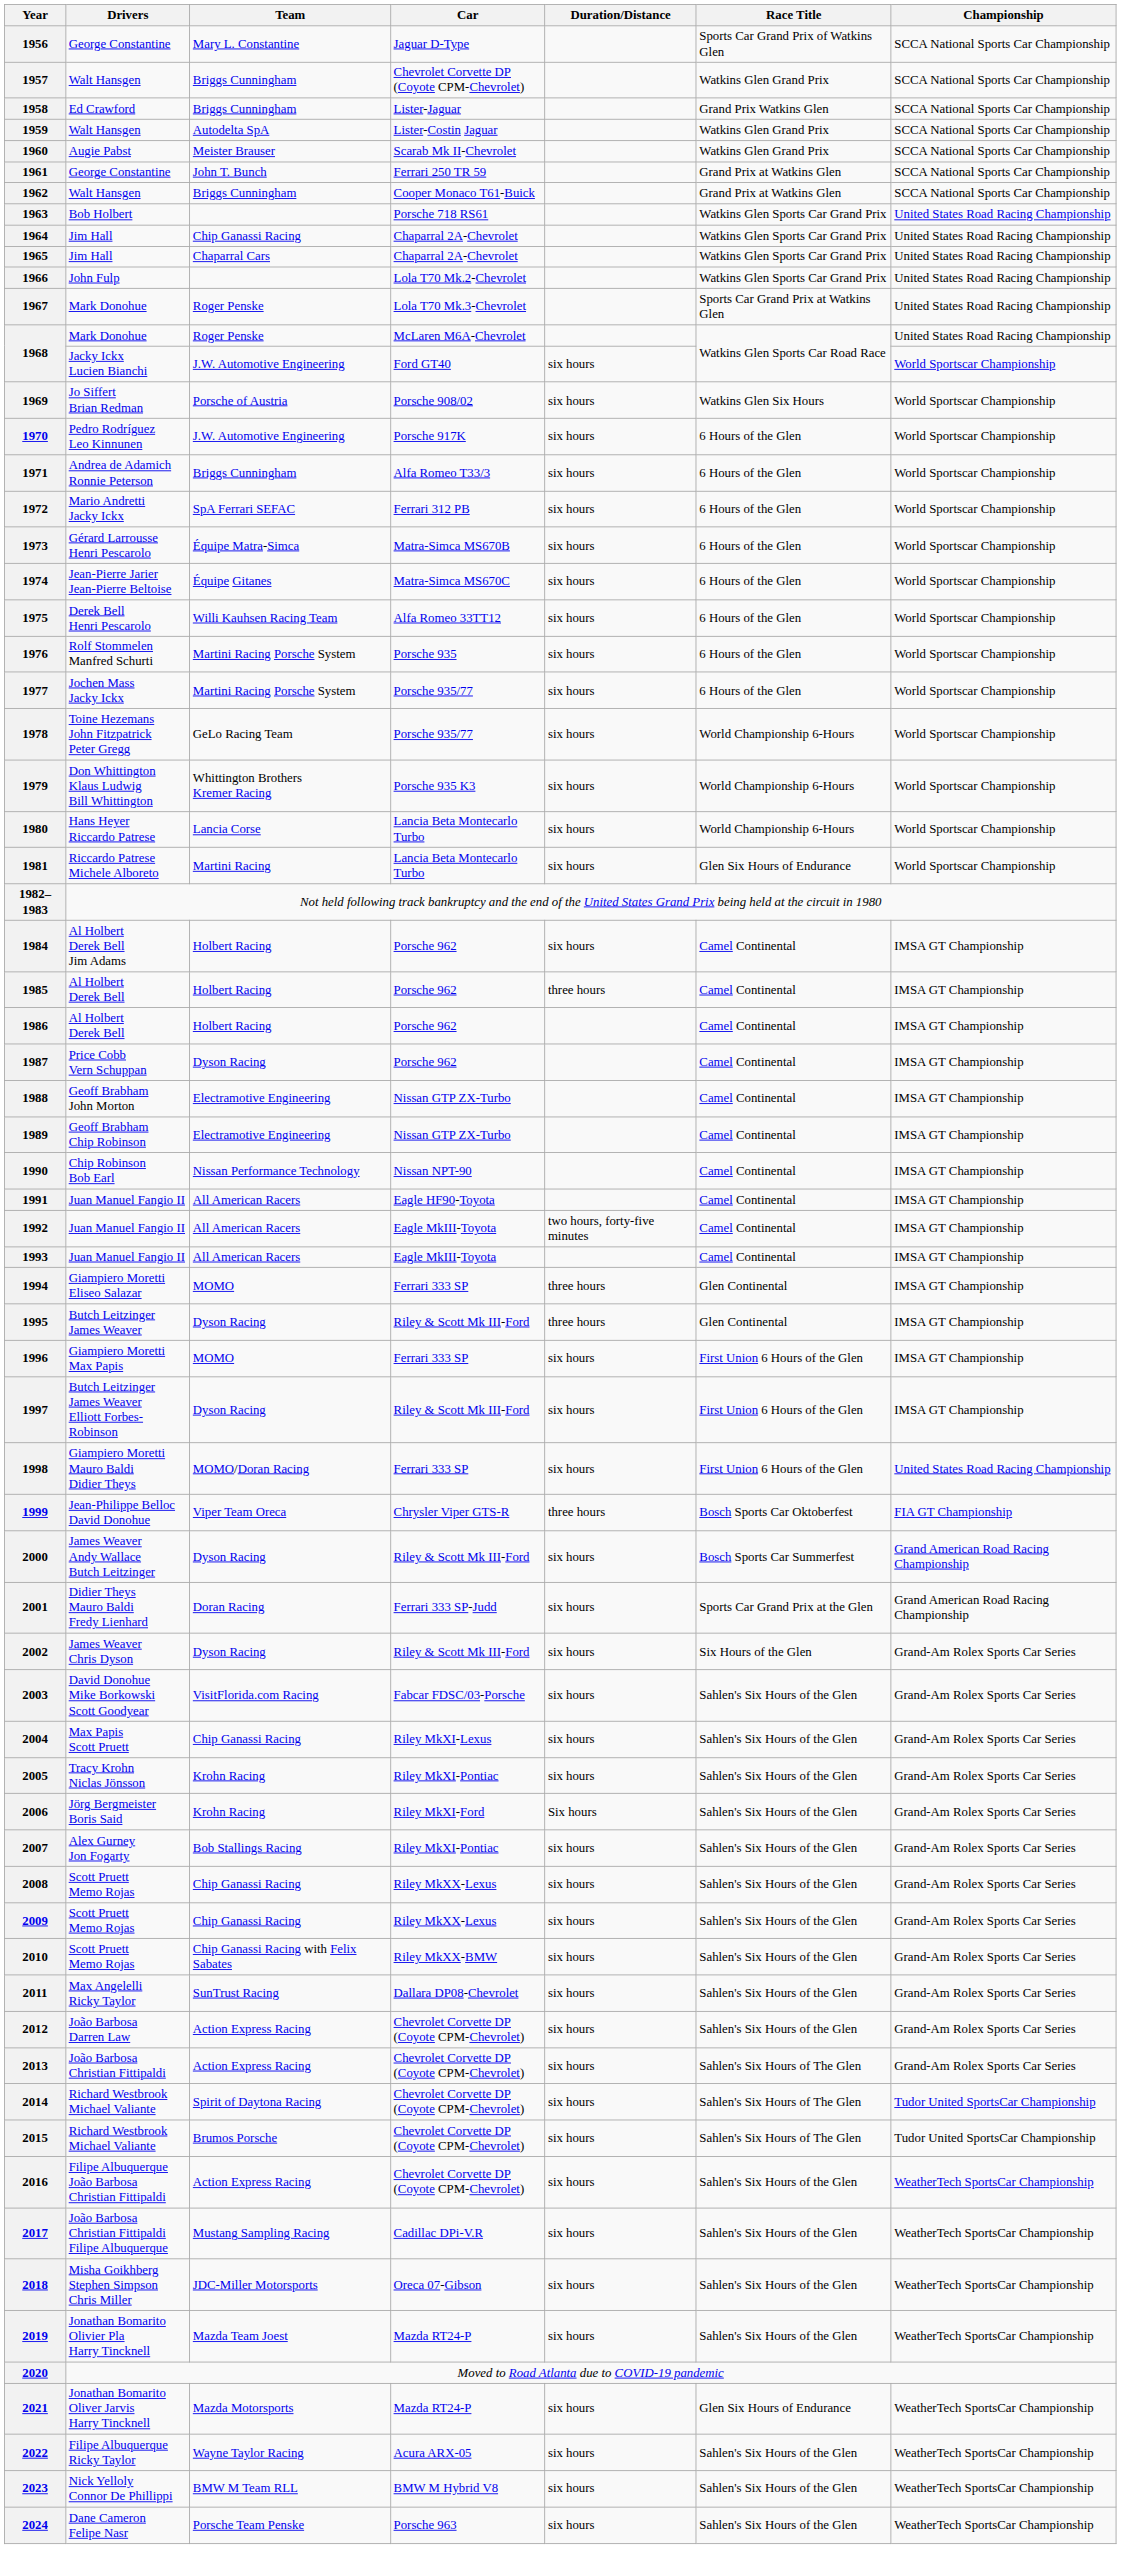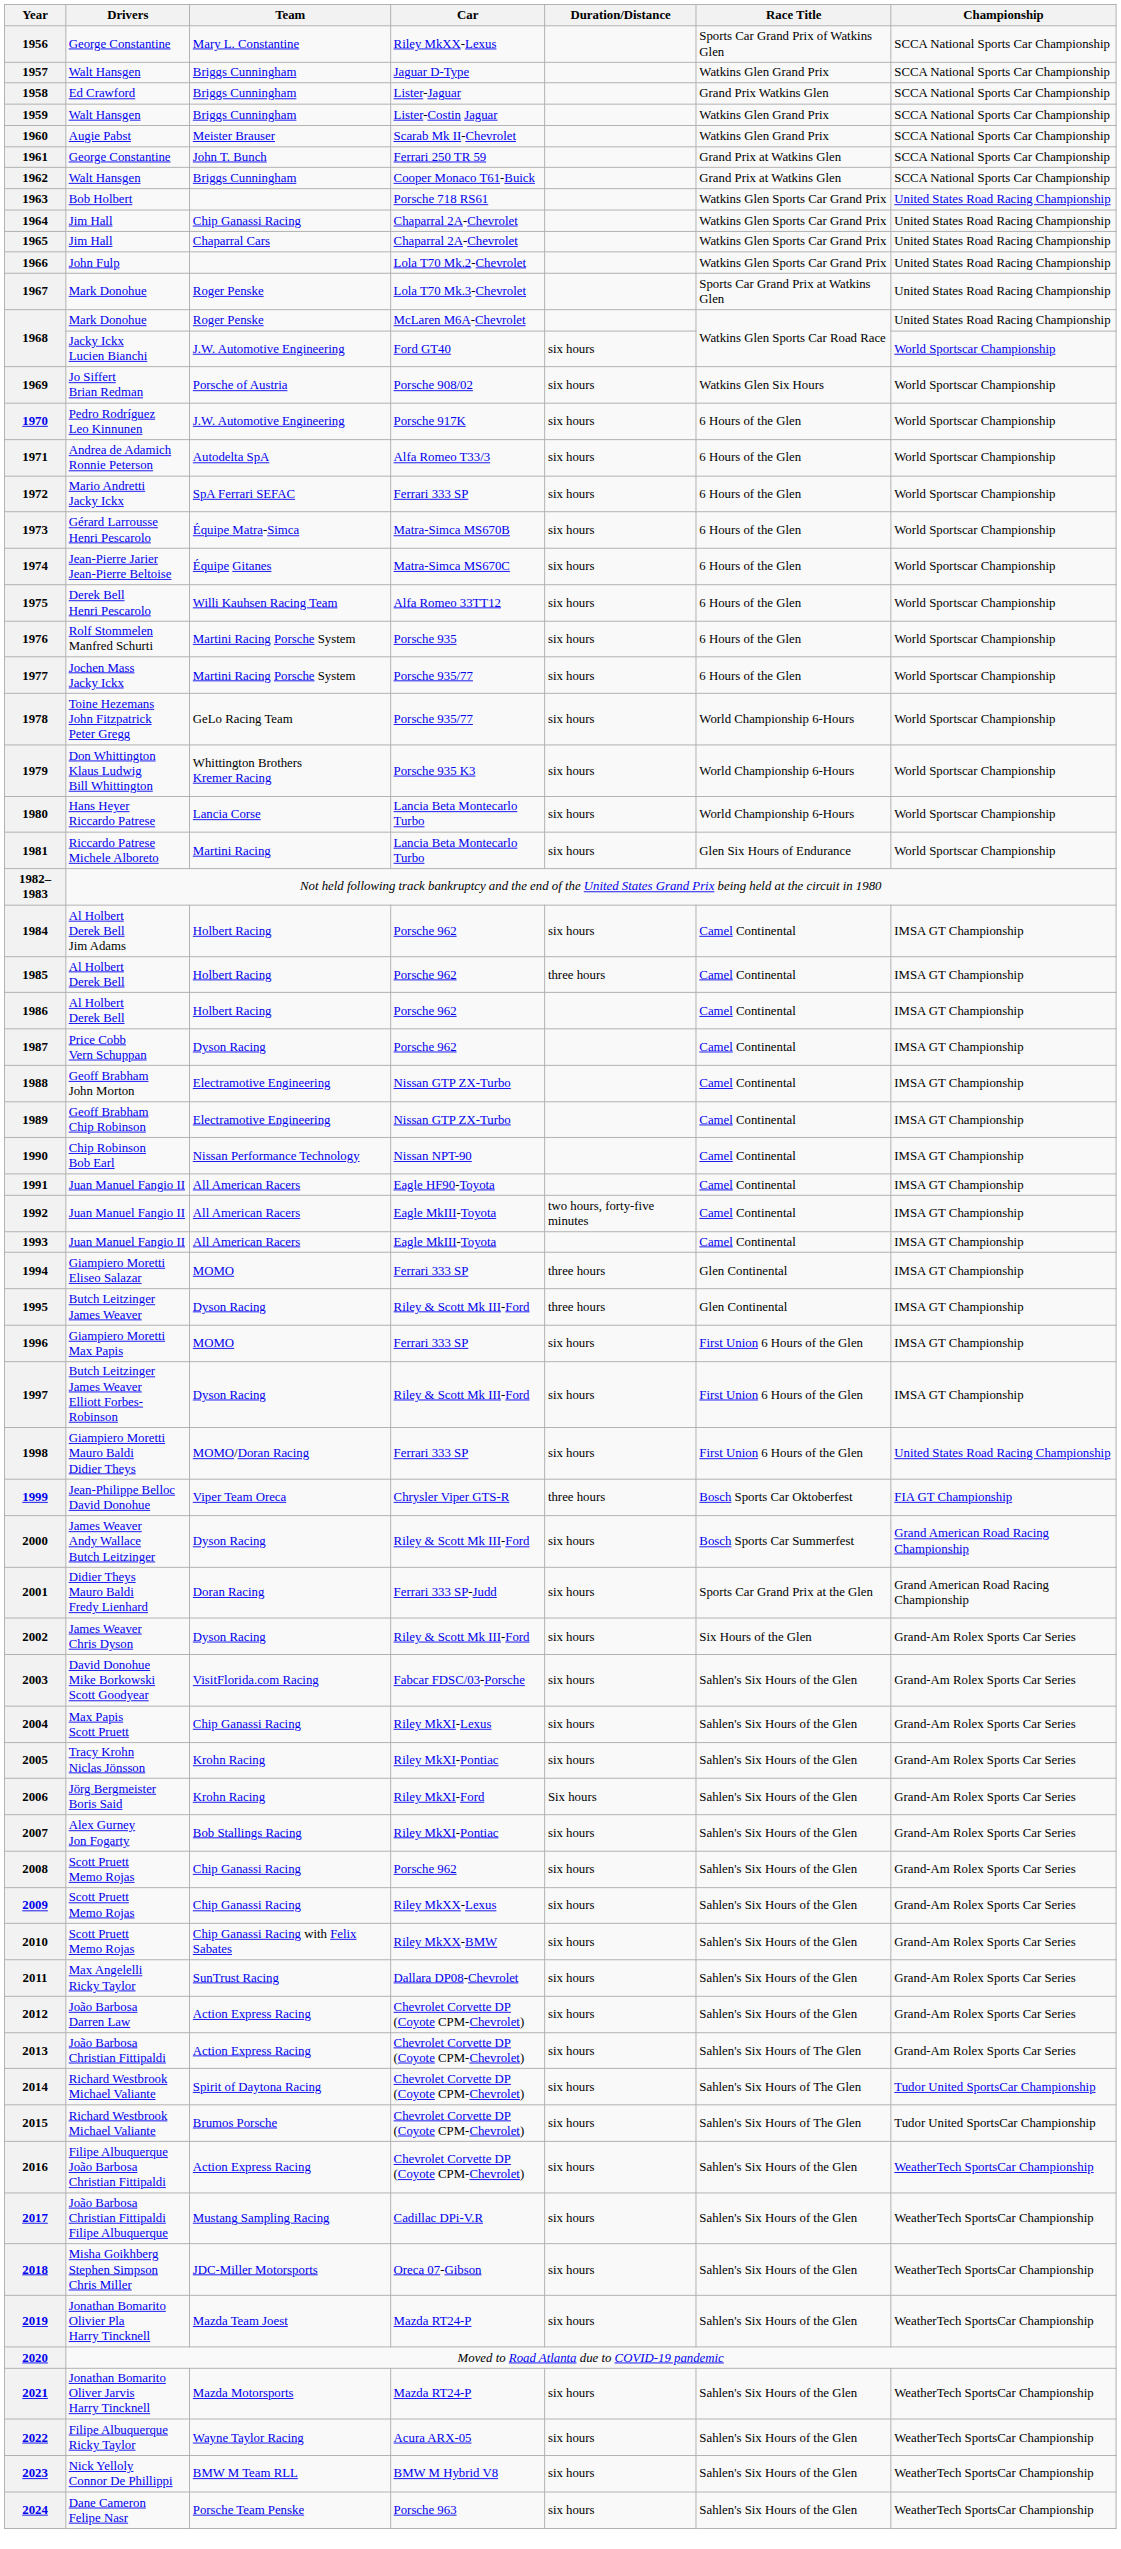(431, 44) Jaguar D-Type -> (445, 44) Riley MkXX-Lexus
(459, 80) Chevrolet Corvette DP (Coyote CPM-Chevrolet) -> (431, 72) Jaguar D-Type
(231, 130) Autodelta SpA -> (245, 115) Briggs Cunningham
(245, 473) Briggs Cunningham -> (231, 458) Autodelta SpA
(432, 509) Ferrari 312 PB -> (431, 494) Ferrari 333 SP
(445, 1884) Riley MkXX-Lexus -> (425, 1869) Porsche 962
(775, 2409) Glen Six Hours of Endurance -> (778, 2393) Sahlen's Six Hours of the Glen
